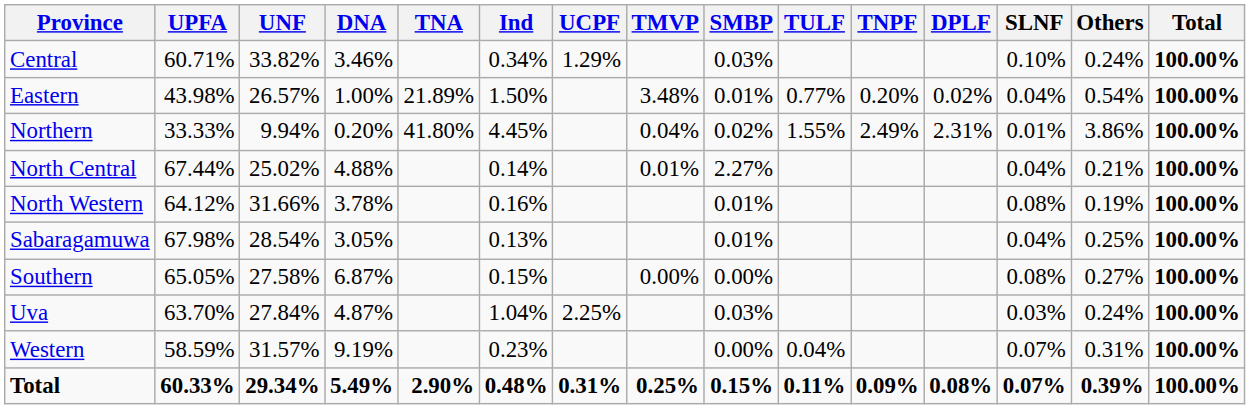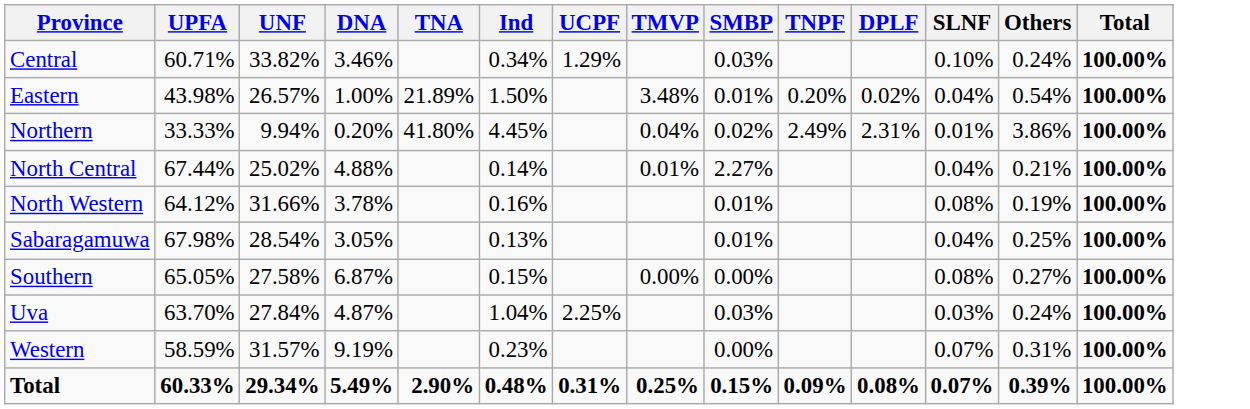- column: (814, 22)
